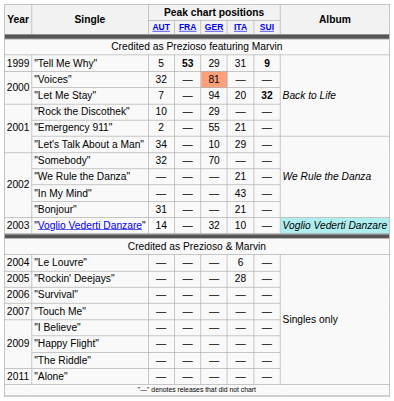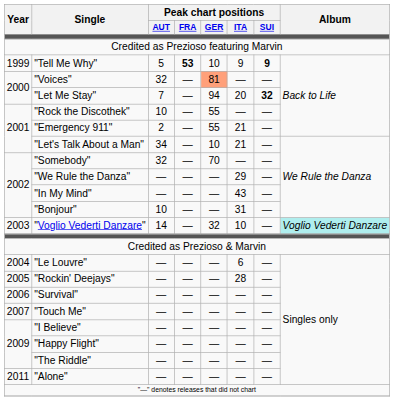(214, 63) 29 -> (214, 63) 10
(241, 63) 31 -> (241, 63) 9
(214, 112) 29 -> (214, 112) 55
(241, 144) 29 -> (241, 144) 21
(241, 177) 21 -> (241, 177) 29
(161, 209) 31 -> (161, 209) 10
(241, 209) 21 -> (241, 209) 31
